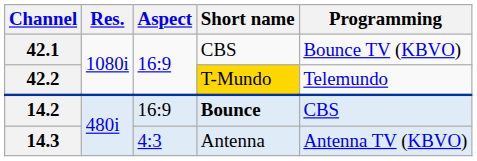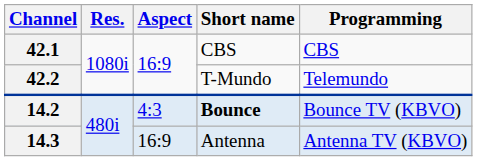(382, 49) Bounce TV (KBVO) -> (321, 49) CBS
(236, 79) gold background -> (236, 79) no background
(154, 110) 16:9 -> (150, 110) 4:3
(321, 110) CBS -> (382, 110) Bounce TV (KBVO)
(150, 140) 4:3 -> (154, 140) 16:9
